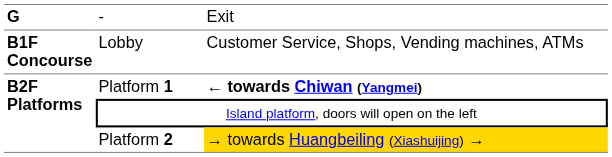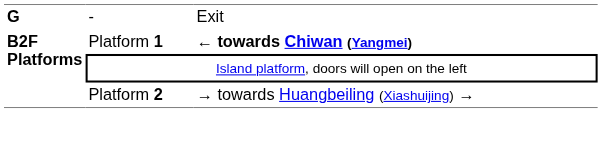- row: (121, 42)
(346, 139) gold background -> (336, 94) no background
